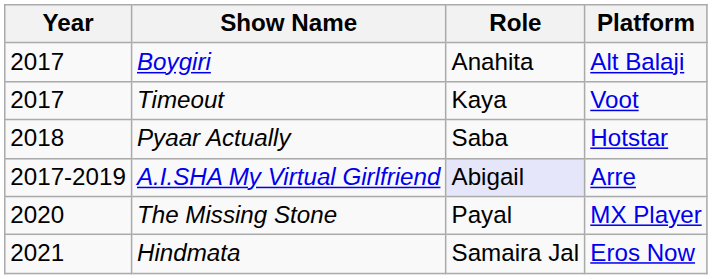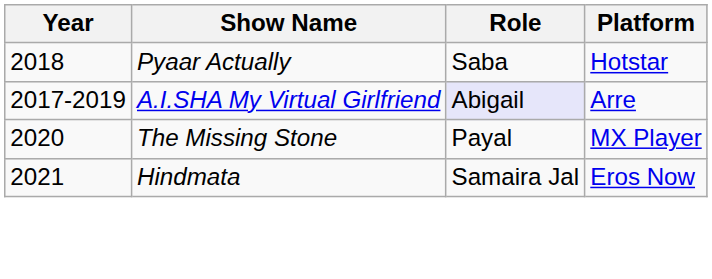- row: (174, 61)
- row: (181, 100)
